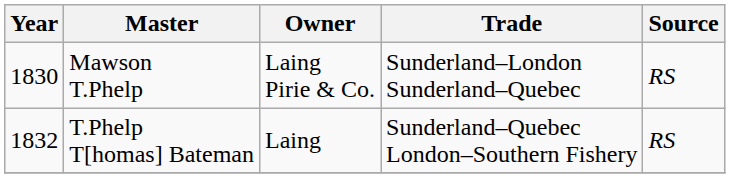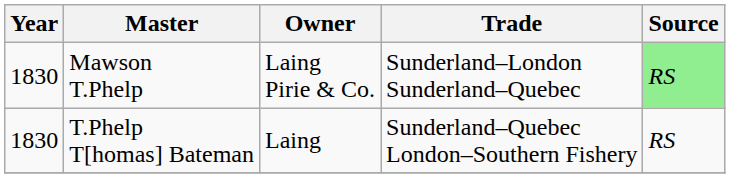(662, 75) no background -> (662, 75) lightgreen background
(34, 140) 1832 -> (34, 140) 1830
